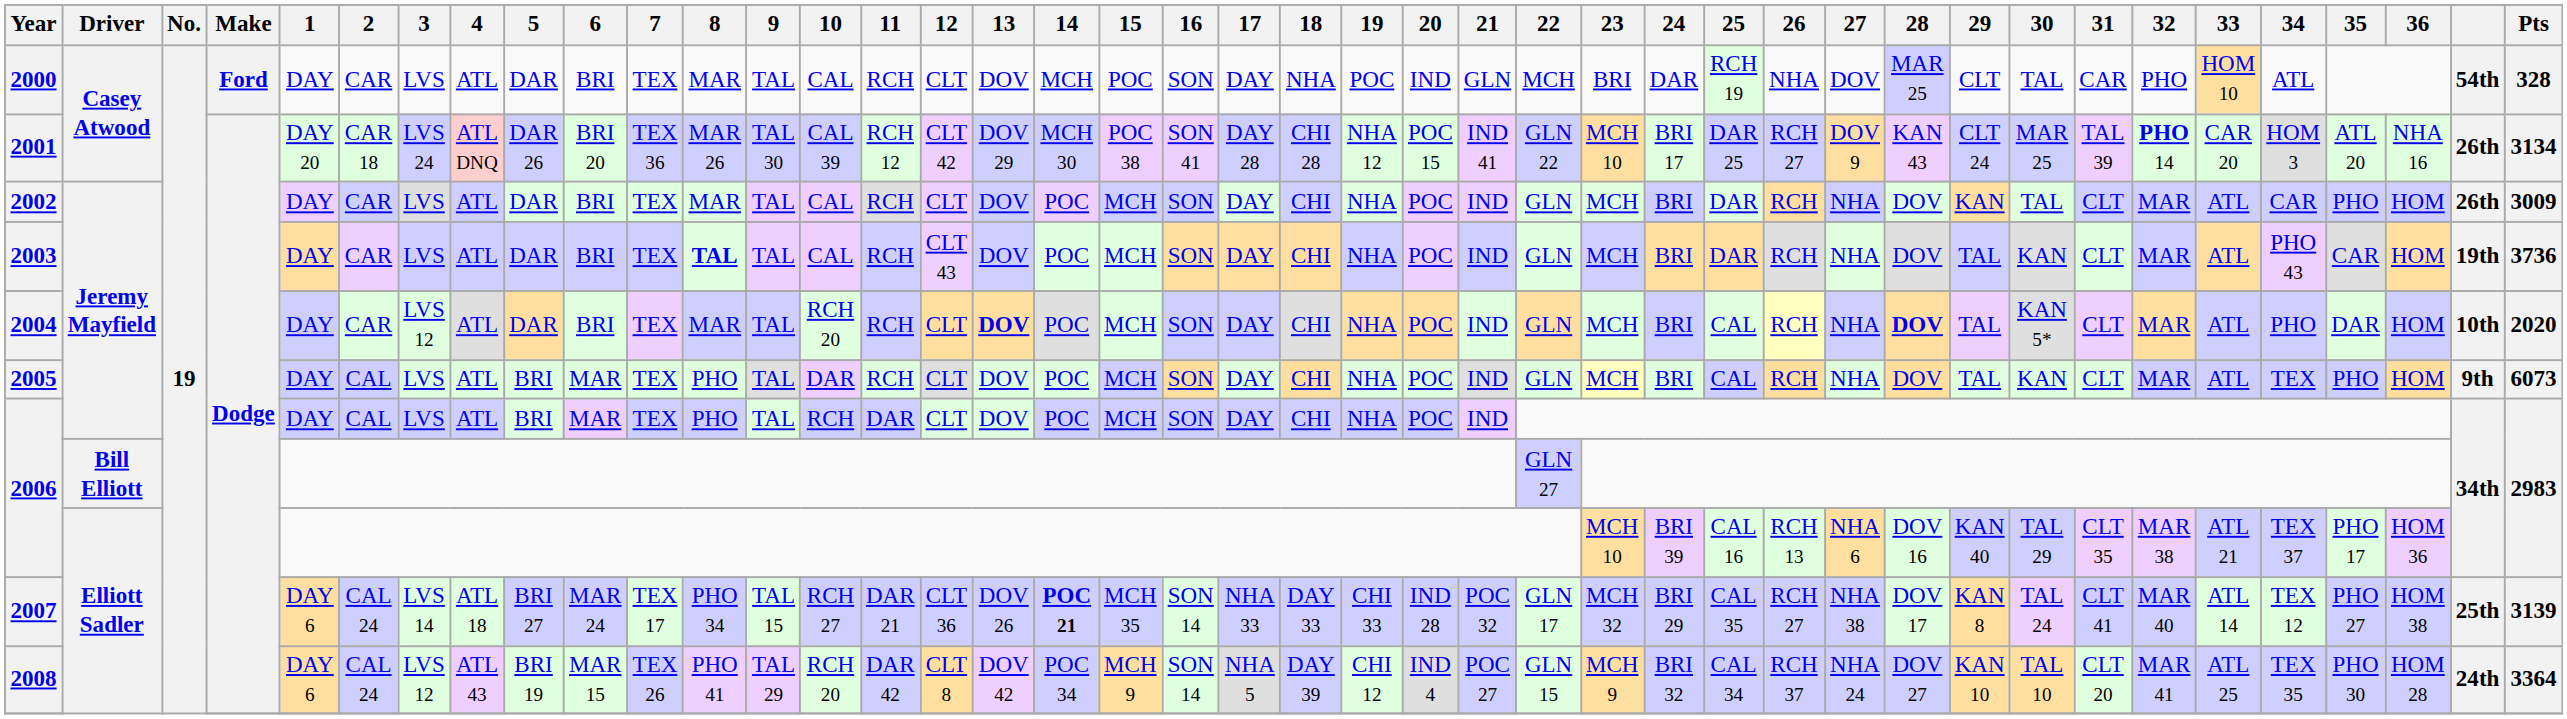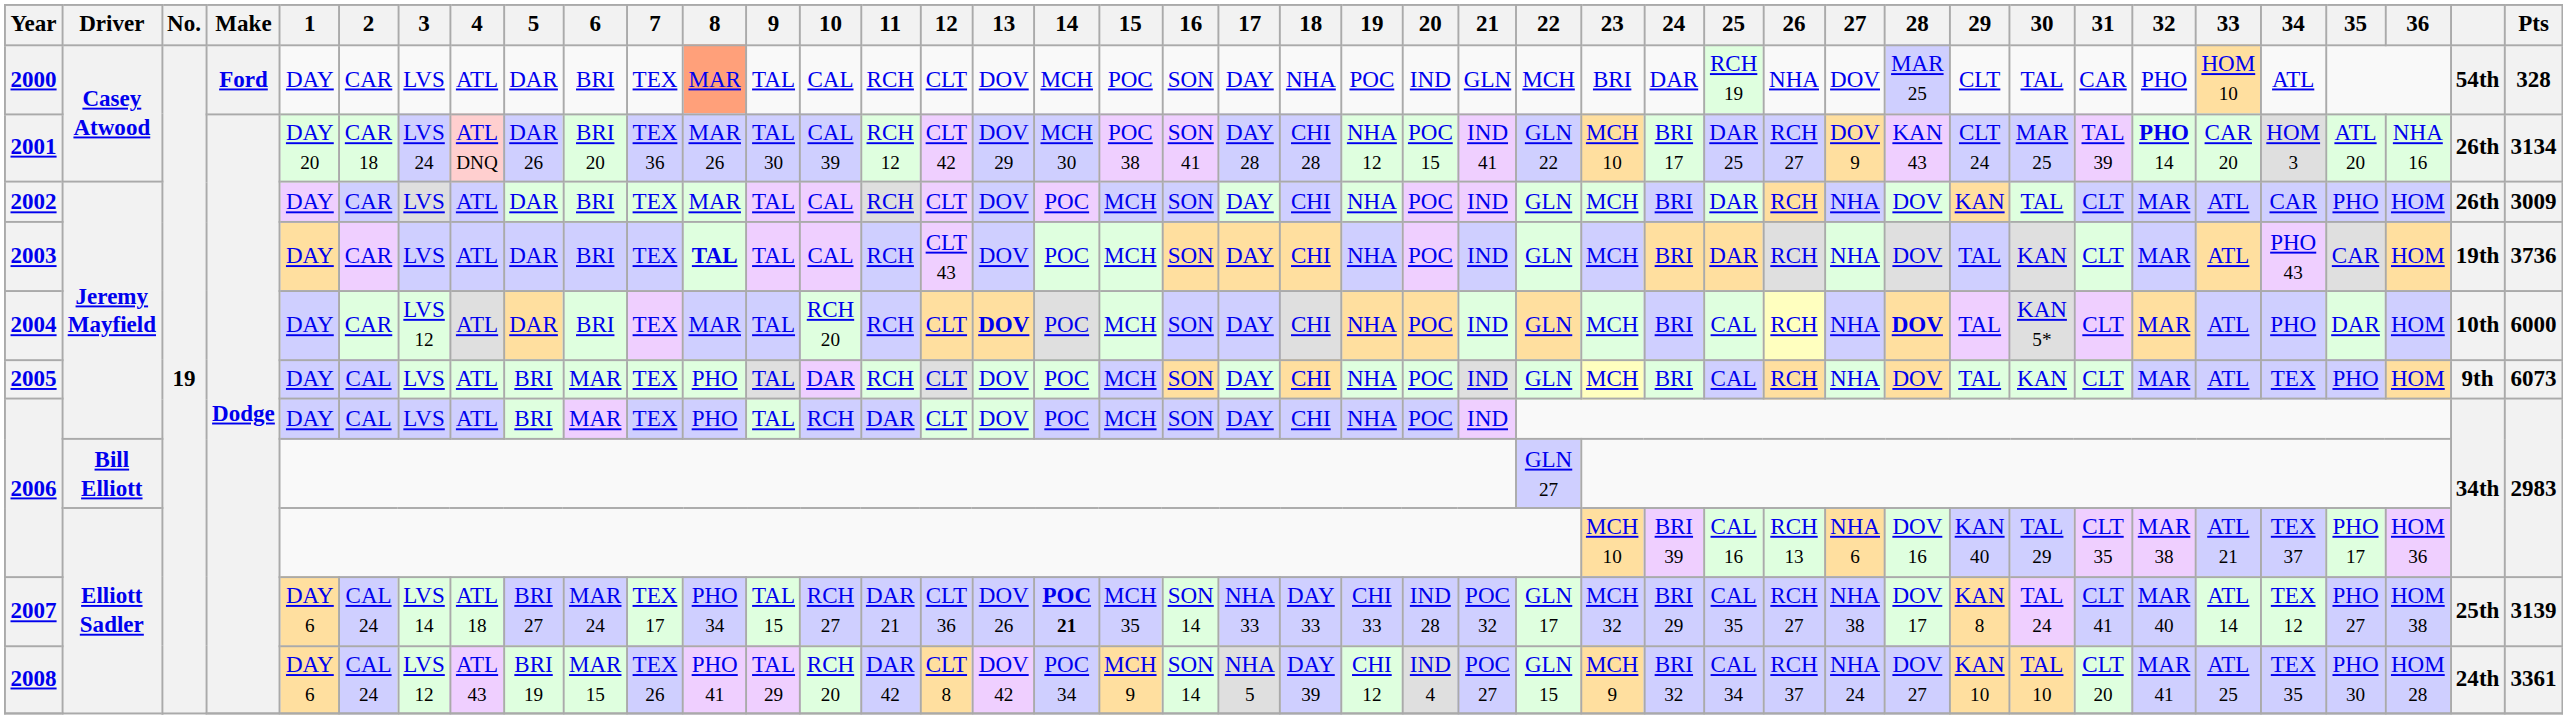(715, 78) no background -> (715, 78) lightsalmon background
(2534, 324) 2020 -> (2534, 324) 6000
(2534, 679) 3364 -> (2534, 679) 3361
